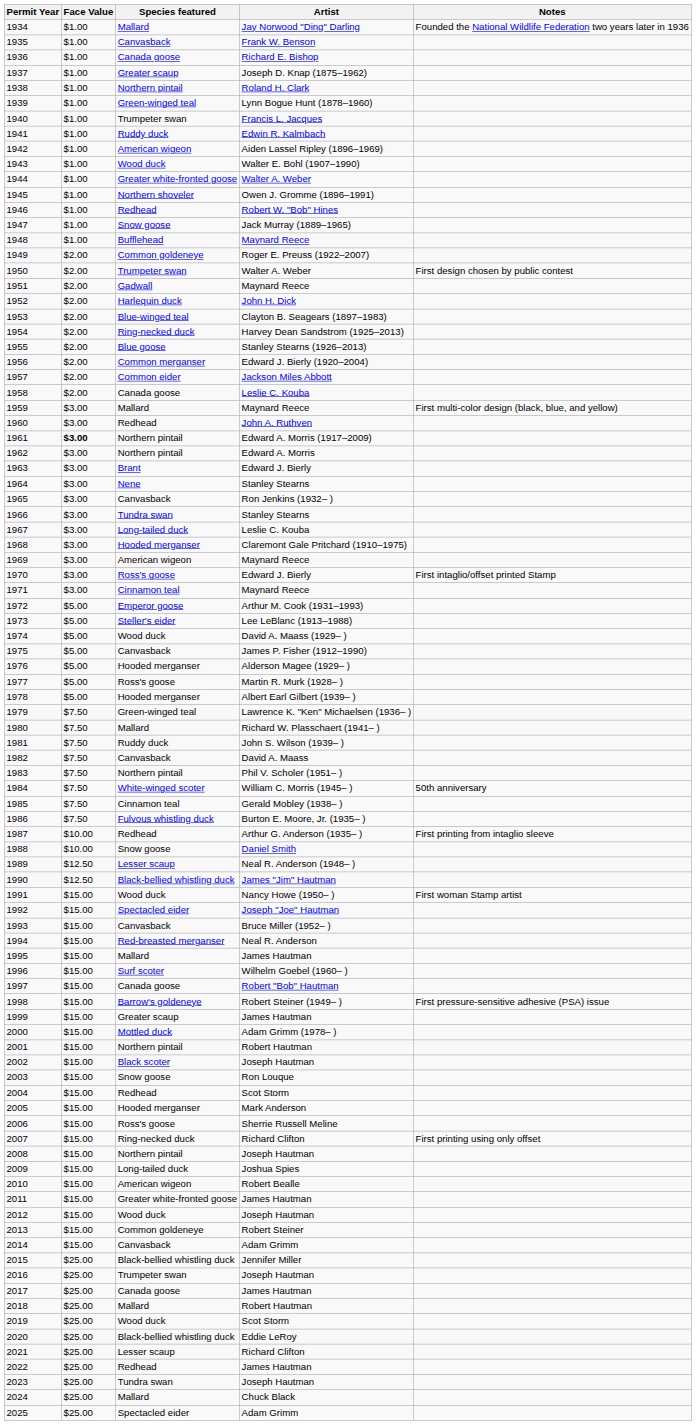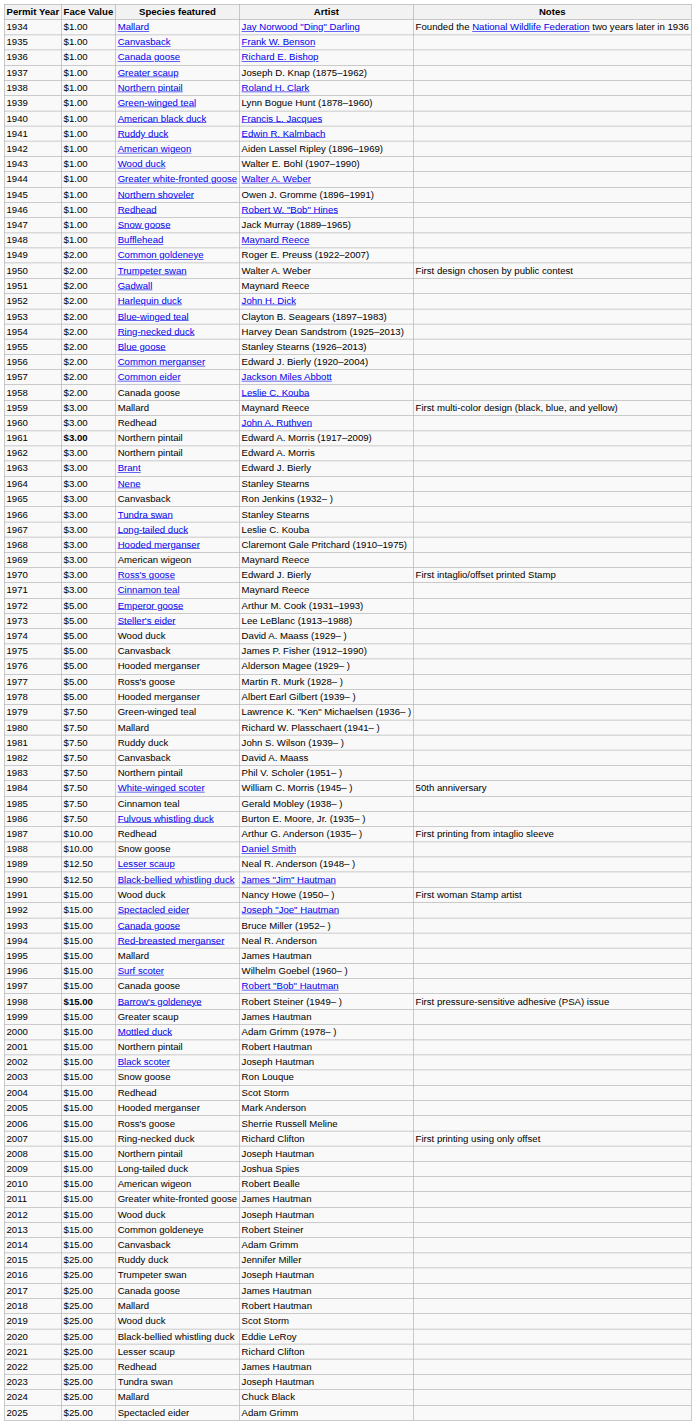(152, 118) Trumpeter swan -> (162, 118) American black duck
(144, 925) Canvasback -> (149, 925) Canada goose
(78, 1001) normal -> (78, 1001) bold
(176, 1260) Black-bellied whistling duck -> (143, 1260) Ruddy duck
